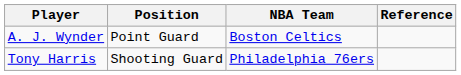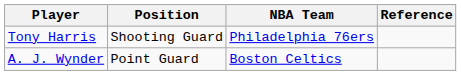rows swapped: (56, 37) <-> (52, 59)
